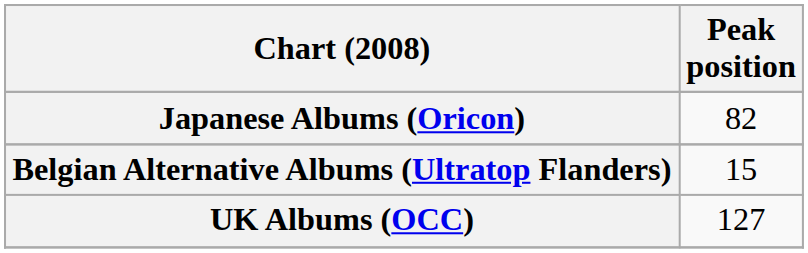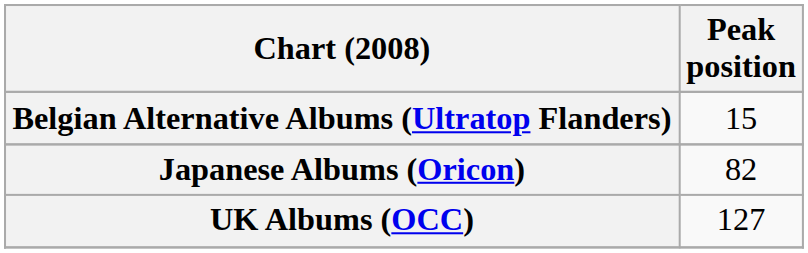rows swapped: (342, 169) <-> (342, 117)
